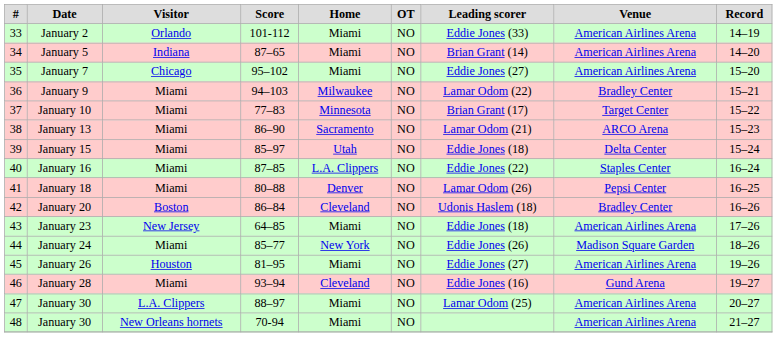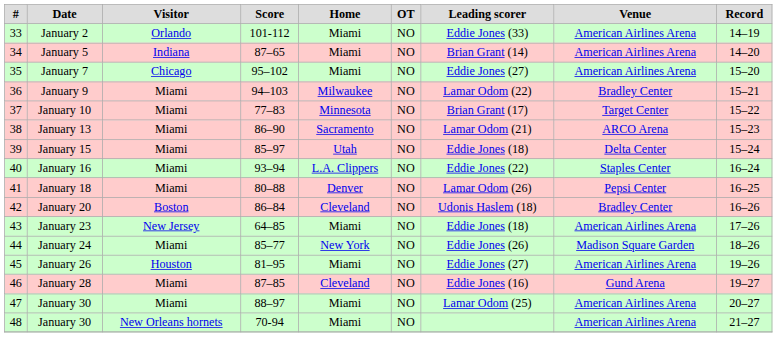(270, 168) 87–85 -> (270, 168) 93–94
(270, 284) 93–94 -> (270, 284) 87–85
(171, 303) L.A. Clippers -> (171, 303) Miami
